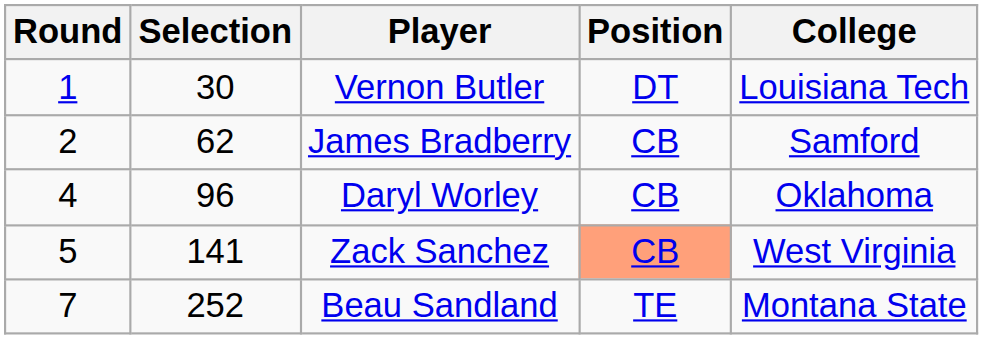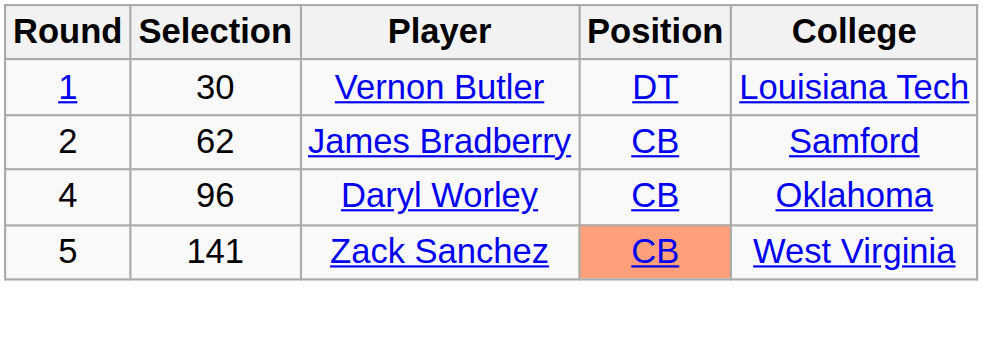- row: (440, 305)
